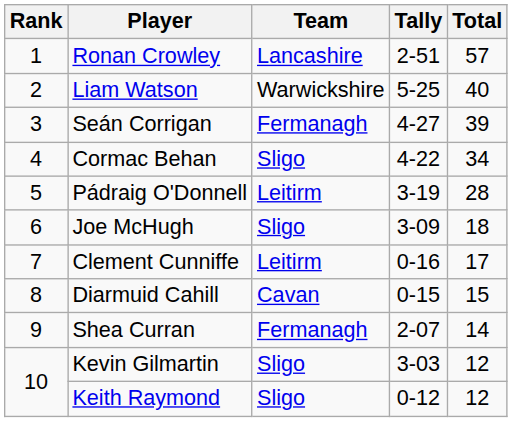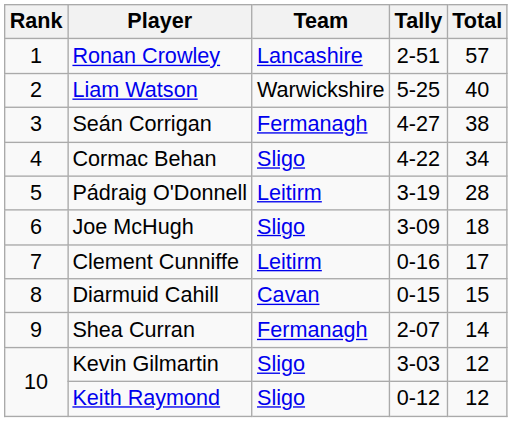(477, 124) 39 -> (477, 124) 38
